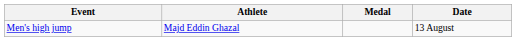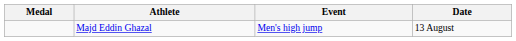columns swapped: (378, 12) <-> (83, 12)
